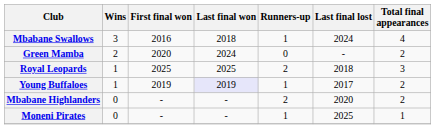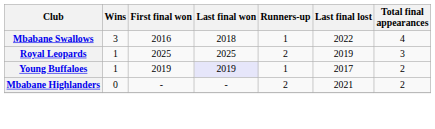(343, 38) 2024 -> (343, 38) 2022
- row: (53, 54)
(343, 69) 2018 -> (343, 54) 2019
(343, 100) 2020 -> (343, 85) 2021
- row: (53, 116)
